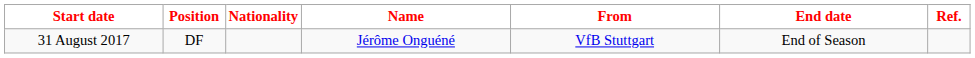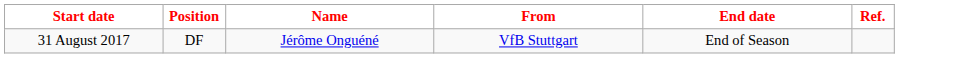- column: (263, 16)
